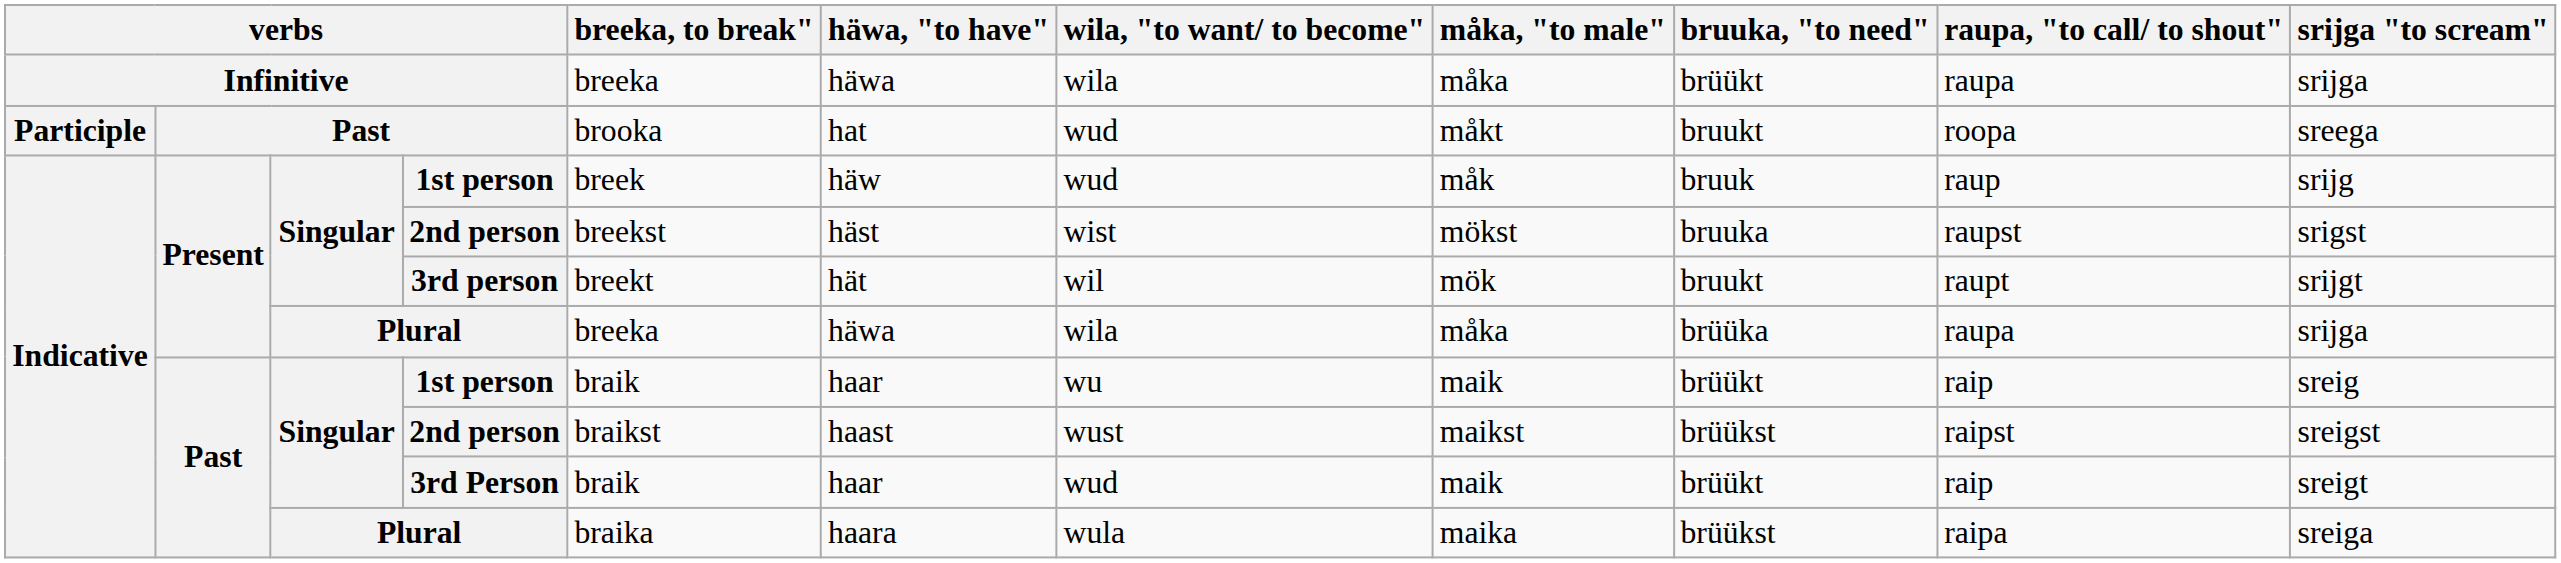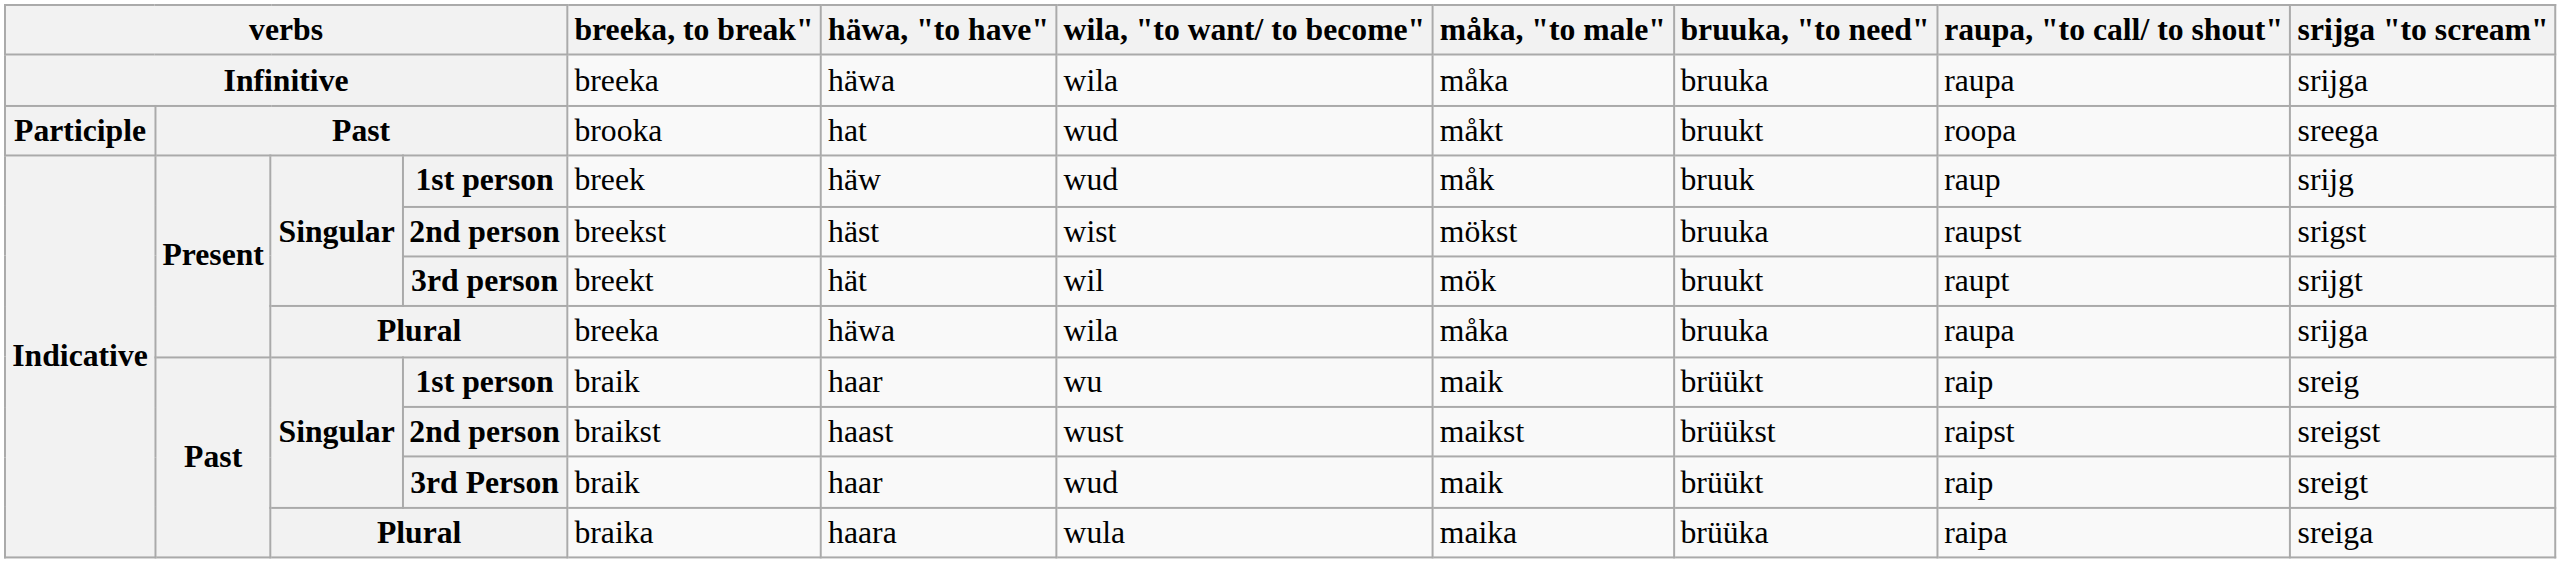(1722, 79) brüükt -> (1724, 79) bruuka
(1724, 331) brüüka -> (1724, 331) bruuka
(1728, 532) brüükst -> (1724, 532) brüüka
